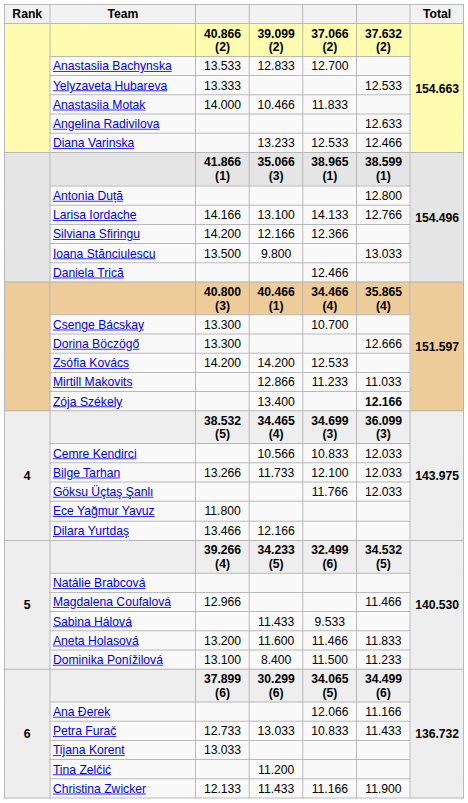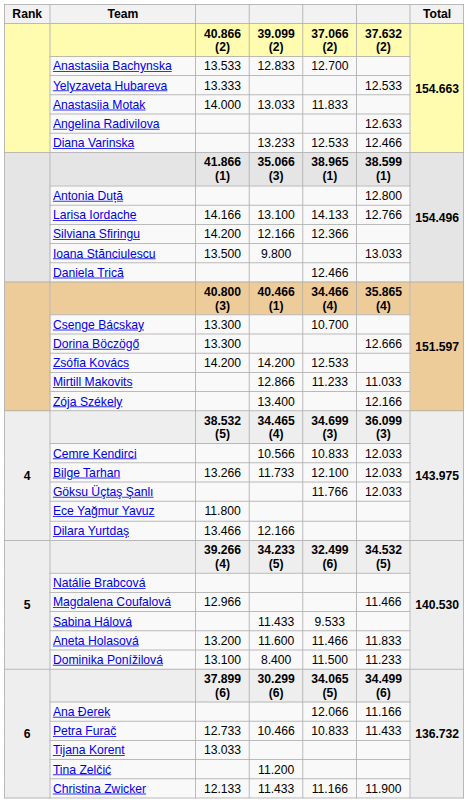(276, 105) 10.466 -> (276, 105) 13.033
(383, 402) bold -> (383, 402) normal
(276, 731) 13.033 -> (276, 731) 10.466
